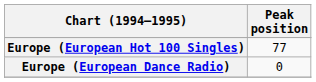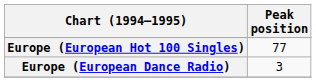(279, 67) 0 -> (279, 67) 3
